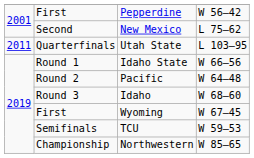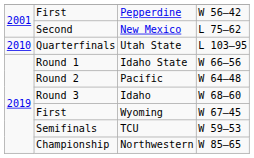(19, 46) 2011 -> (19, 46) 2010
